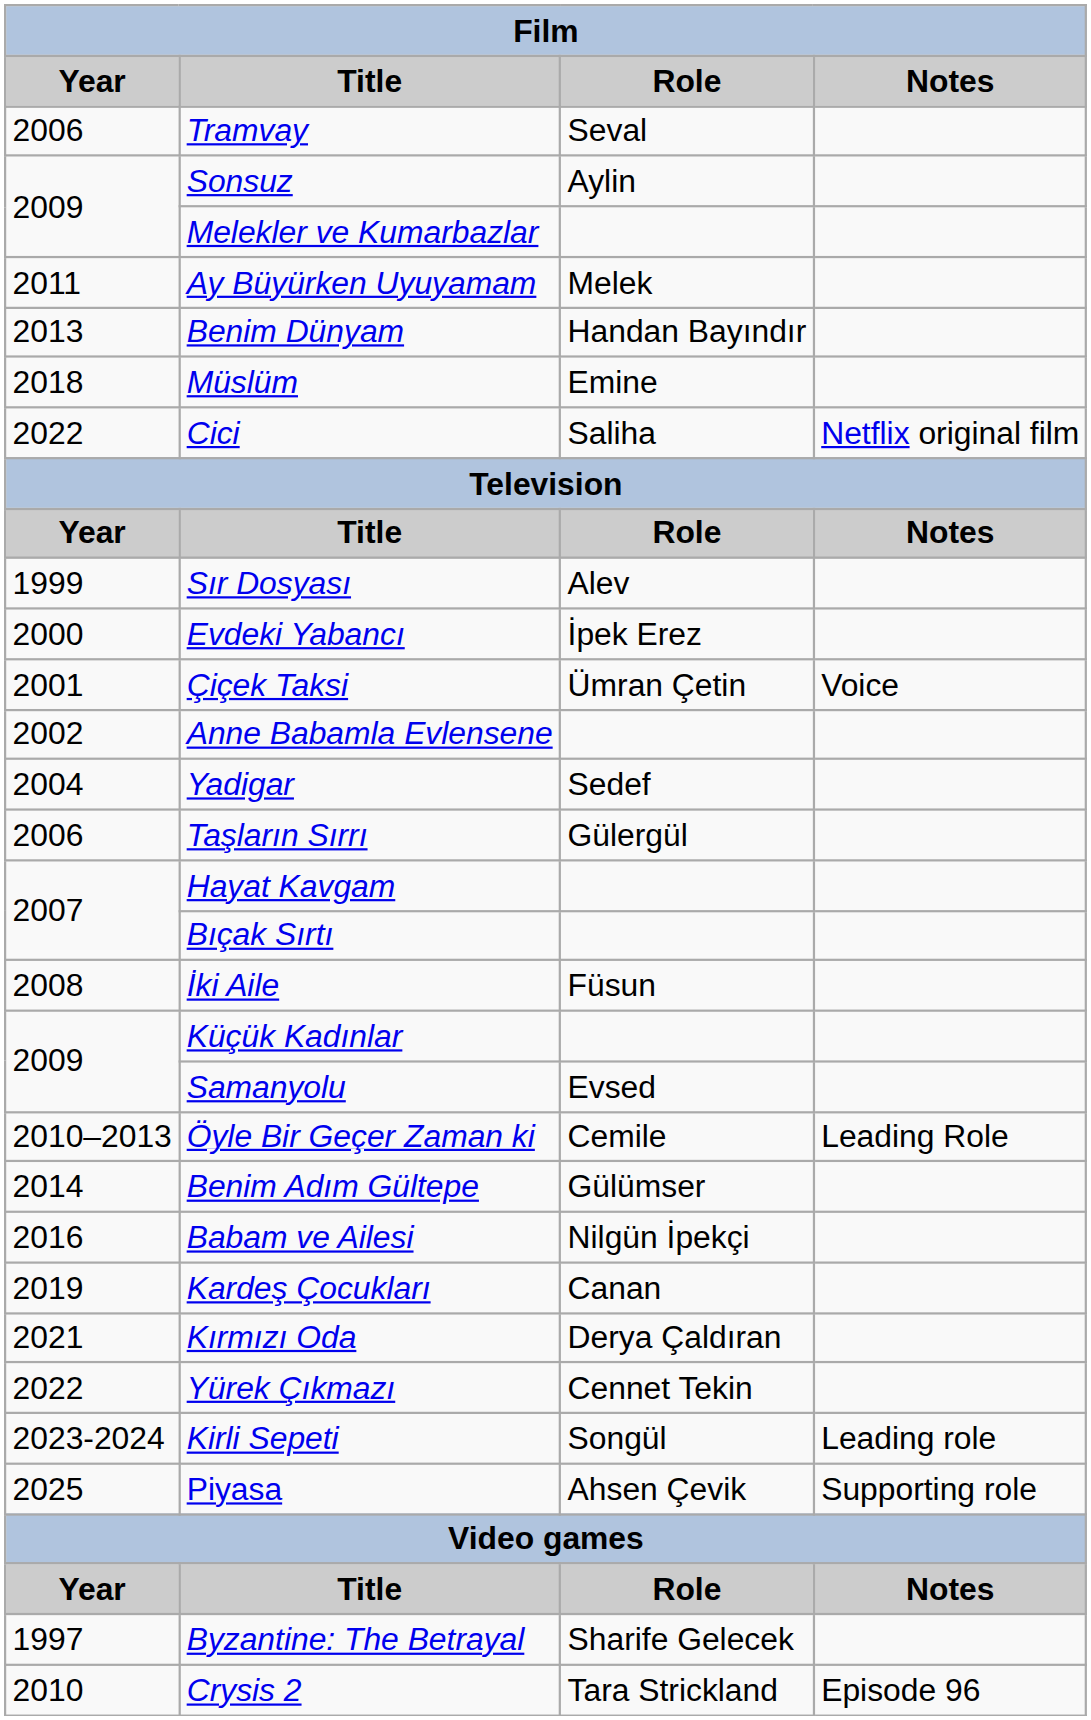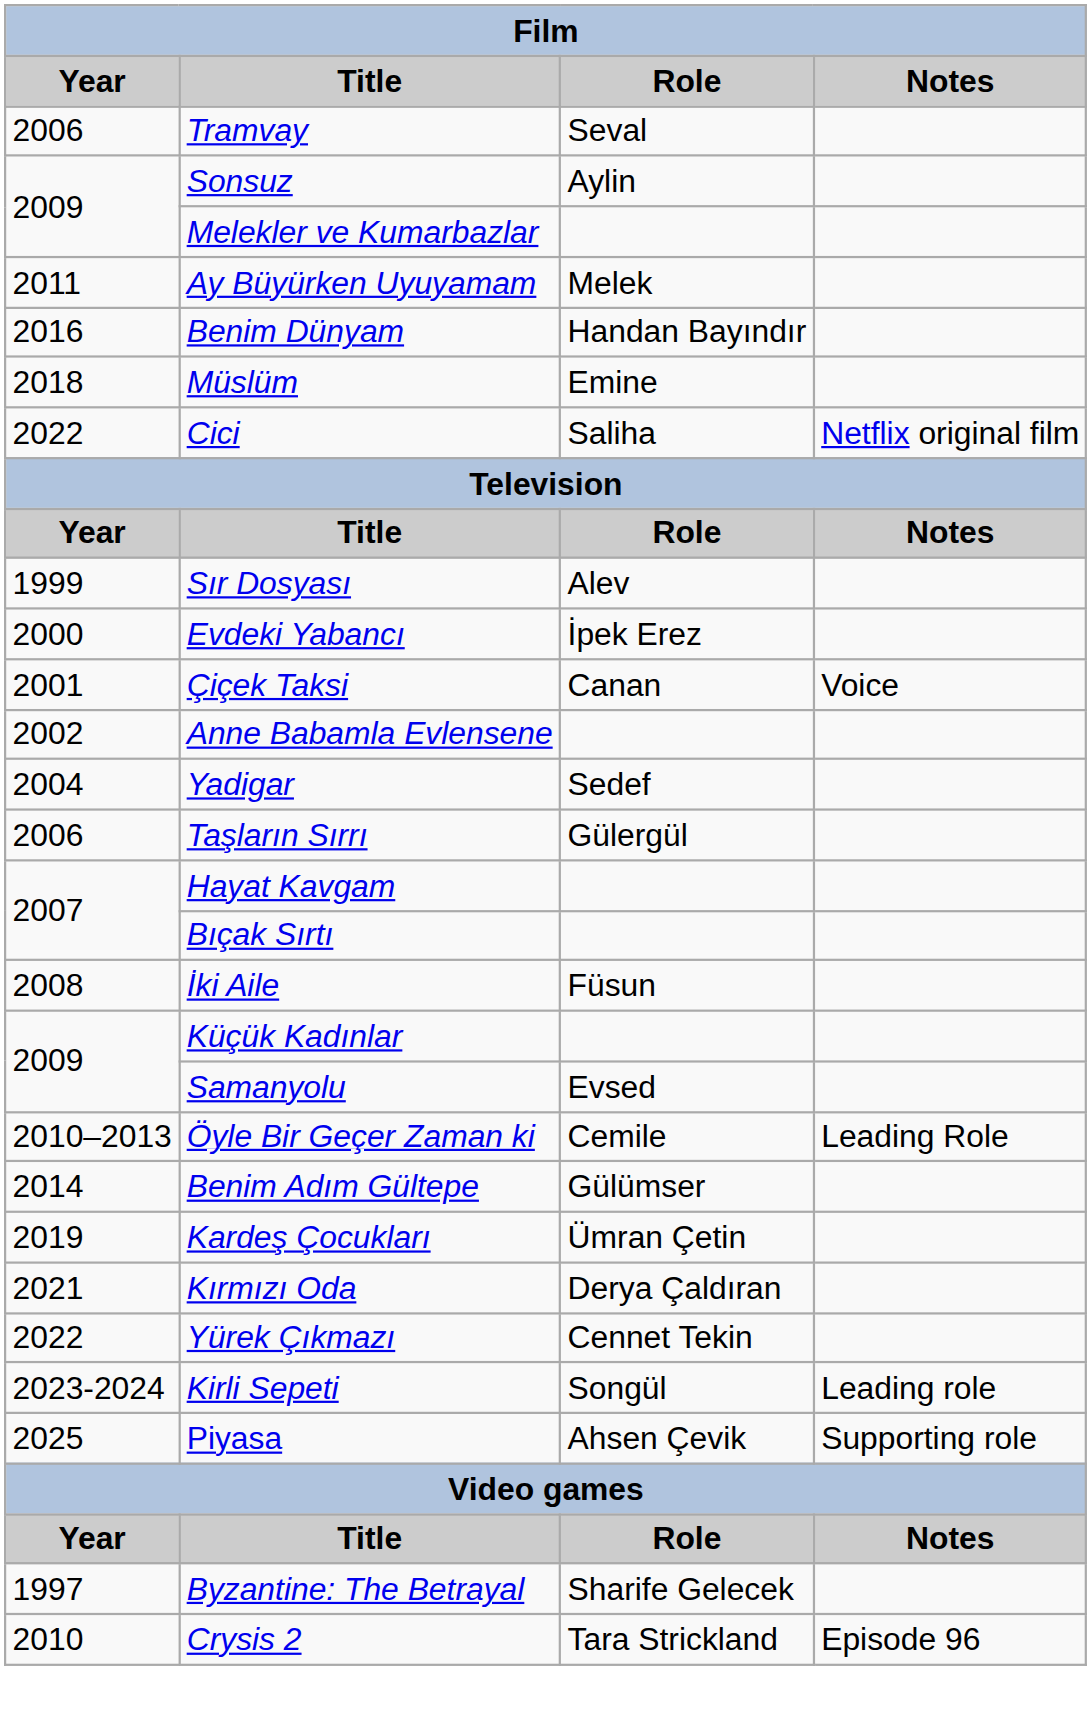(48, 332) 2013 -> (48, 332) 2016
(657, 684) Ümran Çetin -> (614, 684) Canan
- row: (300, 1237)
(614, 1288) Canan -> (657, 1237) Ümran Çetin
